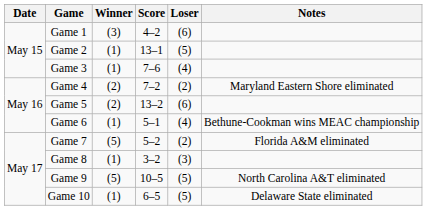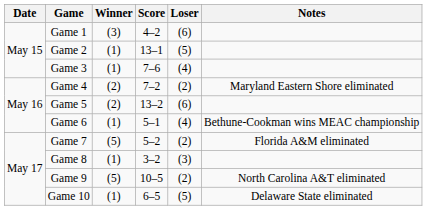(185, 178) (5) -> (185, 178) (2)
